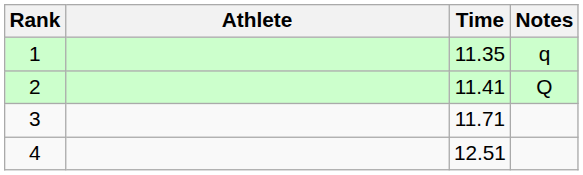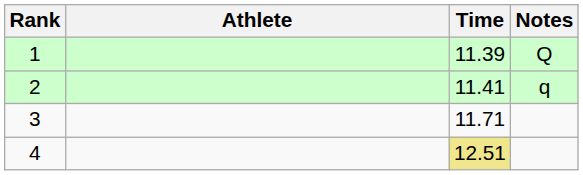(480, 53) 11.35 -> (480, 53) 11.39
(544, 53) q -> (544, 53) Q
(544, 86) Q -> (544, 86) q
(480, 152) no background -> (480, 152) khaki background
